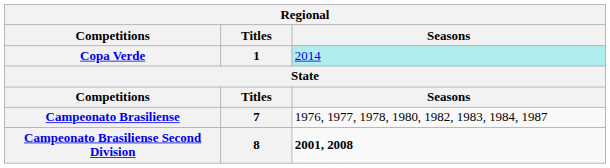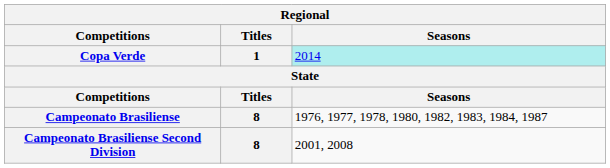(256, 117) 7 -> (256, 117) 8
(324, 145) bold -> (324, 145) normal
